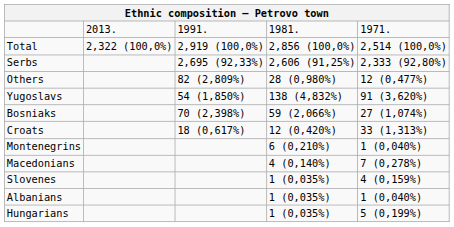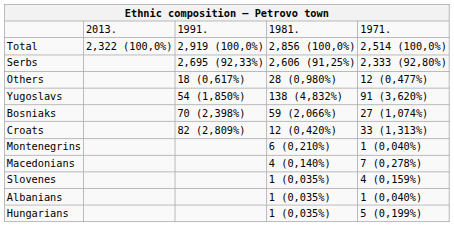(211, 80) 82 (2,809%) -> (211, 80) 18 (0,617%)
(211, 130) 18 (0,617%) -> (211, 130) 82 (2,809%)
